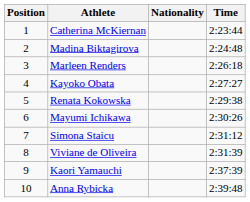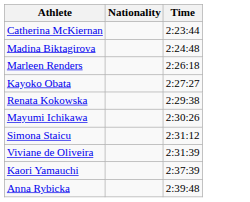- column: (26, 13)
